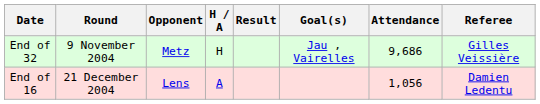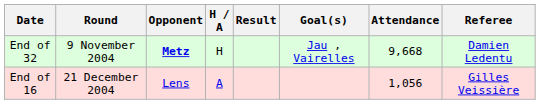(176, 52) normal -> (176, 52) bold
(405, 52) 9,686 -> (405, 52) 9,668
(489, 52) Gilles Veissière -> (489, 52) Damien Ledentu
(489, 83) Damien Ledentu -> (489, 83) Gilles Veissière
